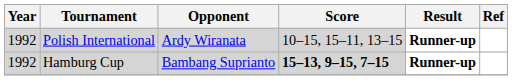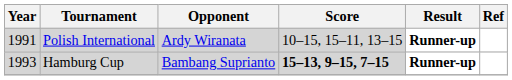(22, 40) 1992 -> (22, 40) 1991
(22, 63) 1992 -> (22, 63) 1993
